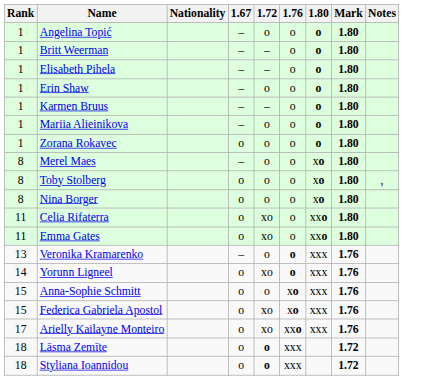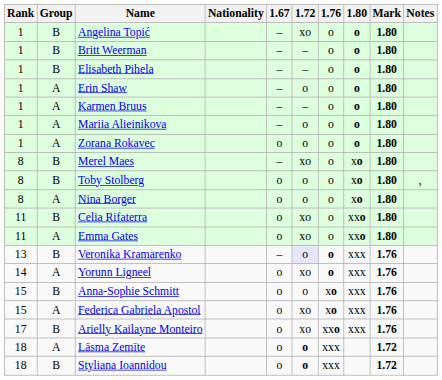+ column: (56, 13)
(267, 32) o -> (305, 32) xo
(267, 161) o -> (305, 161) xo
(267, 254) no background -> (305, 254) lavender background
